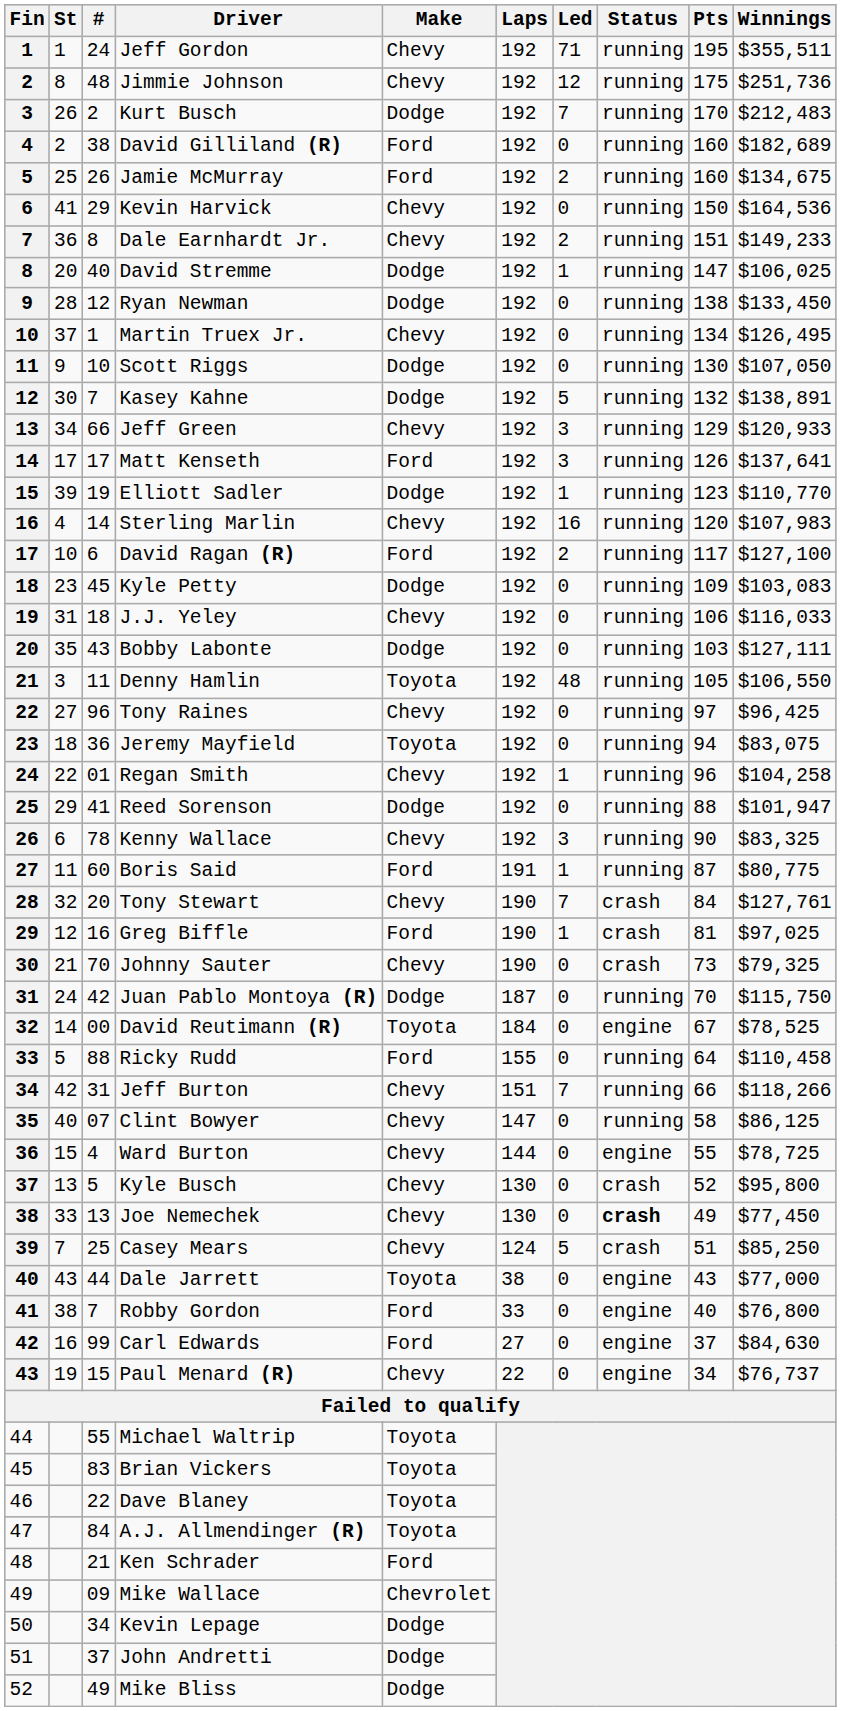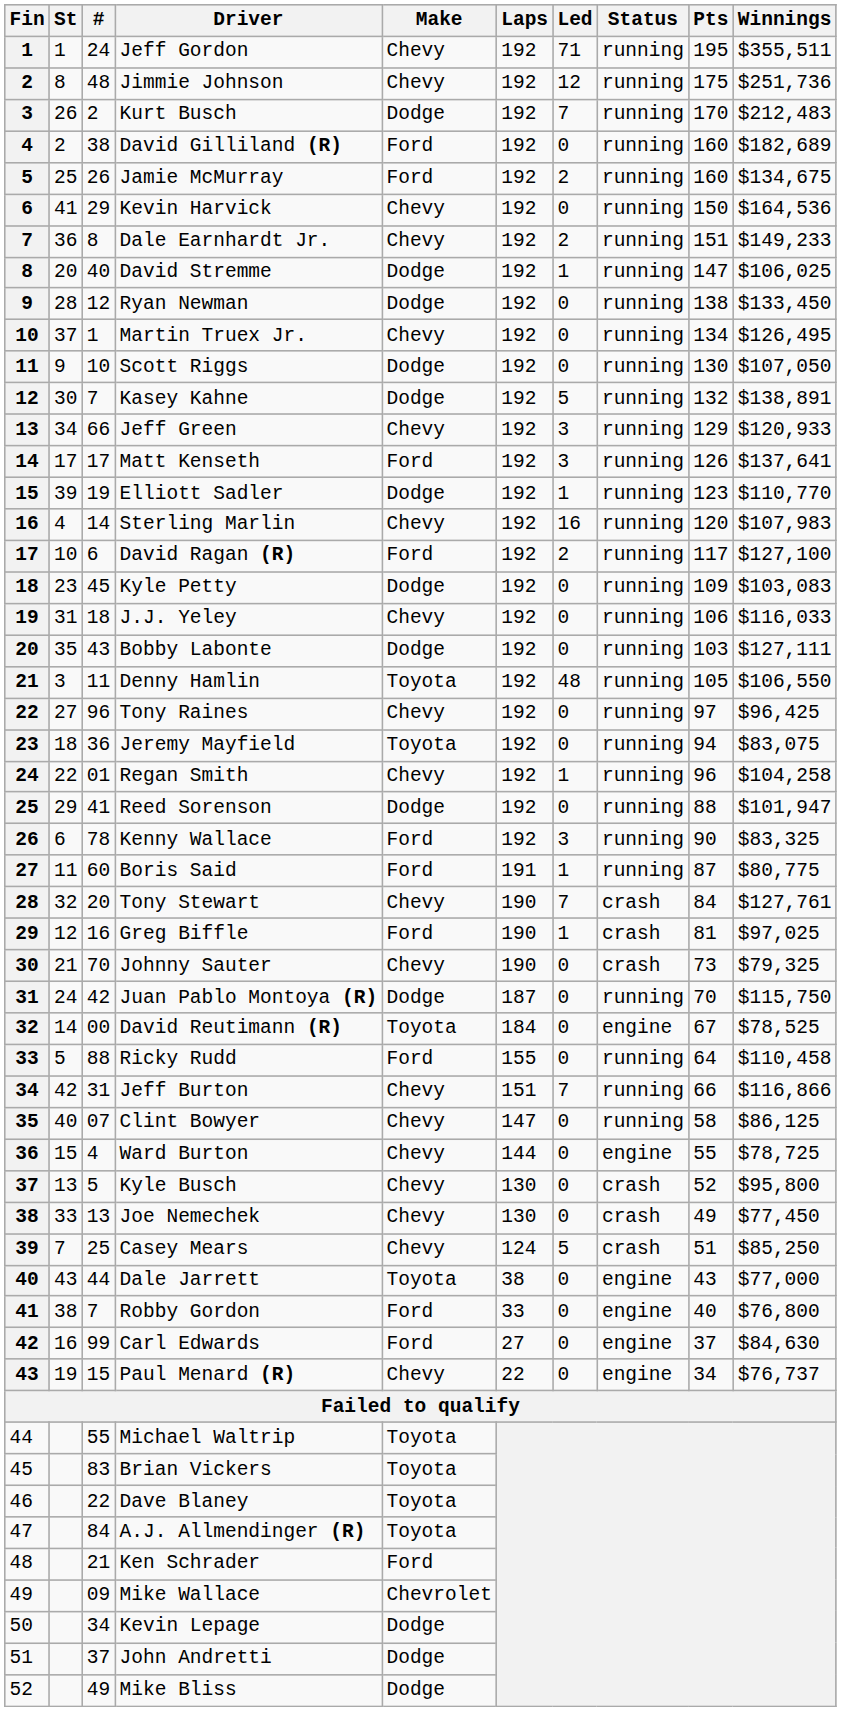(416, 840) Chevy -> (410, 840) Ford
(785, 1092) $118,266 -> (785, 1092) $116,866
(631, 1218) bold -> (631, 1218) normal
